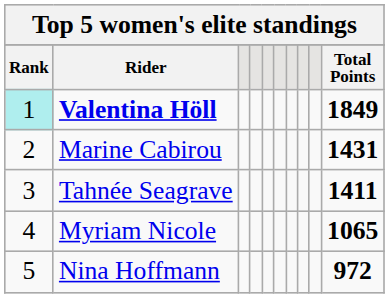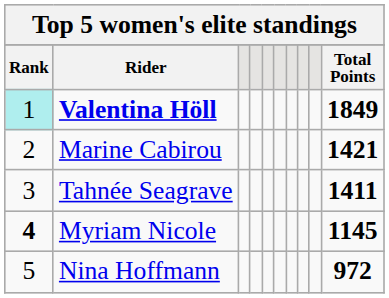(353, 149) 1431 -> (353, 149) 1421
(29, 230) normal -> (29, 230) bold
(353, 230) 1065 -> (353, 230) 1145
